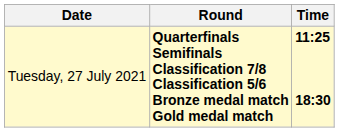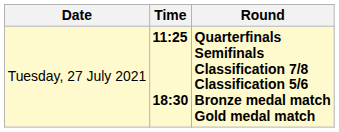columns swapped: (313, 15) <-> (221, 15)
